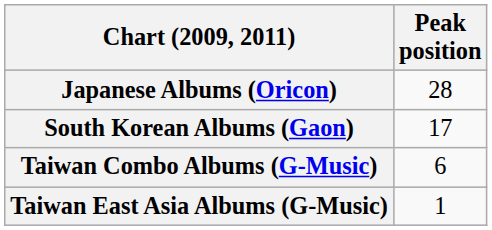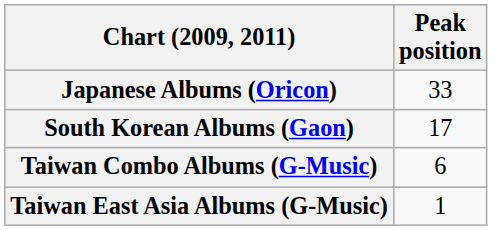(440, 89) 28 -> (440, 89) 33
